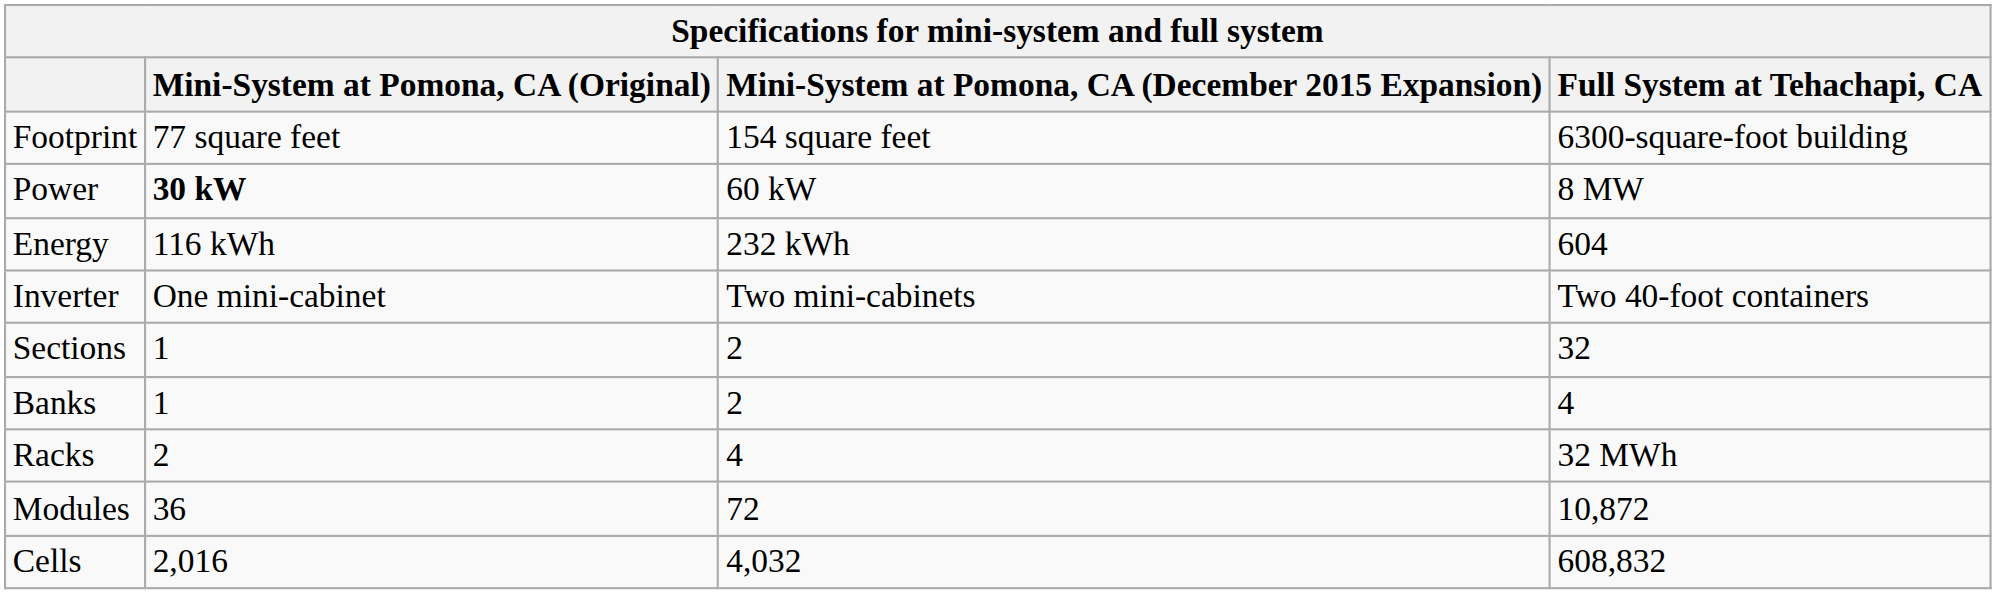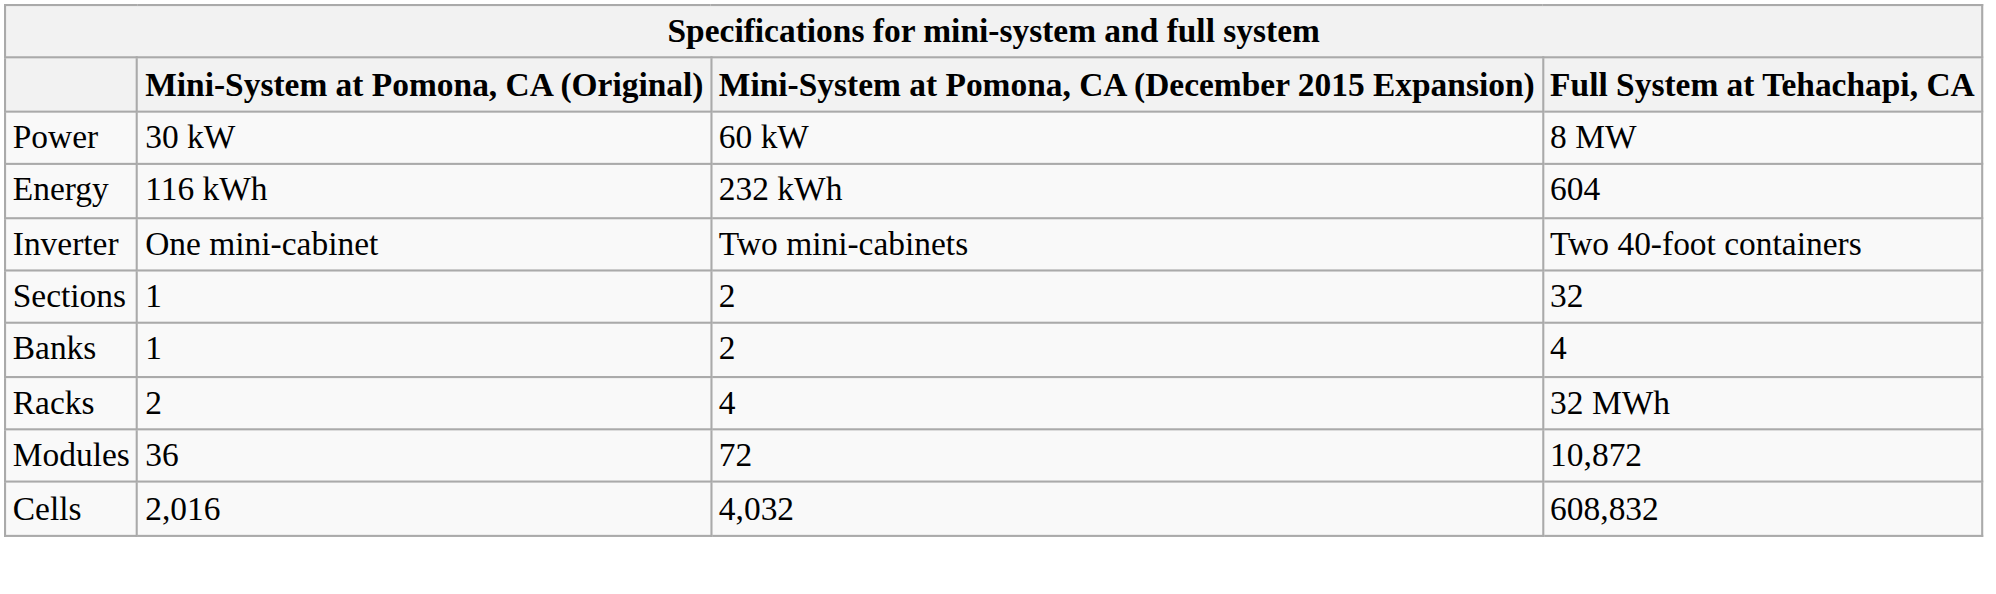- row: (75, 137)
(200, 190) bold -> (190, 137) normal
